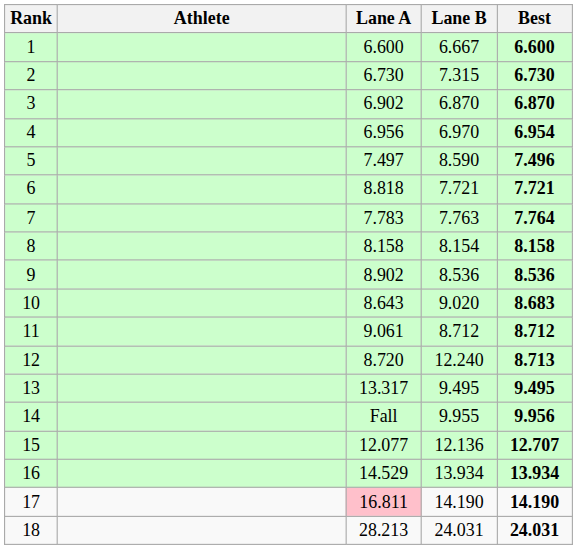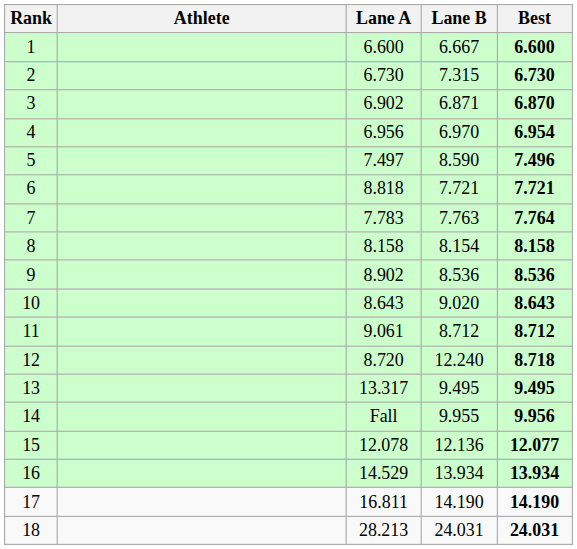(459, 103) 6.870 -> (459, 103) 6.871
(535, 302) 8.683 -> (535, 302) 8.643
(535, 359) 8.713 -> (535, 359) 8.718
(384, 445) 12.077 -> (384, 445) 12.078
(535, 445) 12.707 -> (535, 445) 12.077
(384, 501) pink background -> (384, 501) no background
